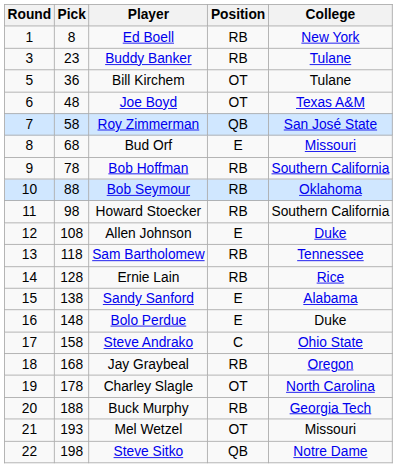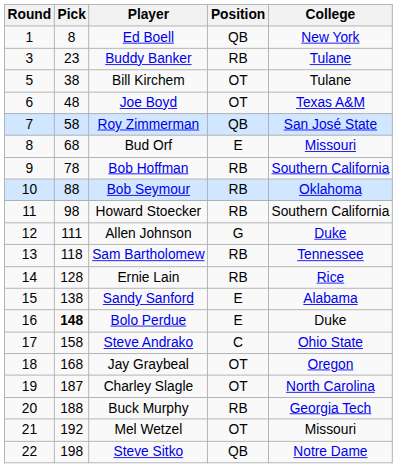(238, 37) RB -> (238, 37) QB
(72, 80) 36 -> (72, 80) 38
(72, 233) 108 -> (72, 233) 111
(238, 233) E -> (238, 233) G
(72, 320) normal -> (72, 320) bold
(238, 364) RB -> (238, 364) OT
(72, 386) 178 -> (72, 386) 187
(72, 430) 193 -> (72, 430) 192
